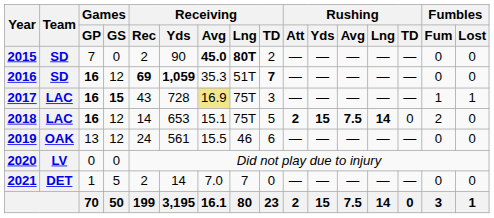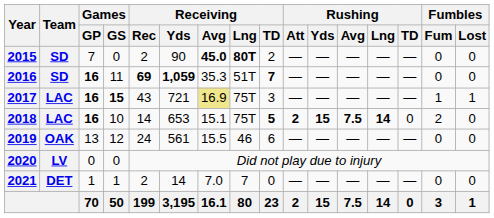(117, 77) 12 -> (117, 77) 11
(179, 98) 728 -> (179, 98) 721
(117, 118) 12 -> (117, 118) 10
(271, 118) normal -> (271, 118) bold
(117, 181) 5 -> (117, 181) 1
